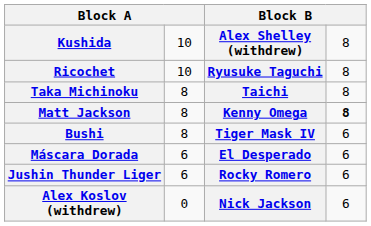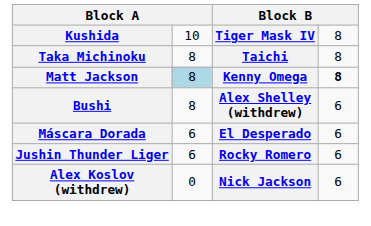(265, 43) Alex Shelley (withdrew) -> (265, 36) Tiger Mask IV
- row: (84, 71)
(184, 113) no background -> (192, 77) lightblue background
(265, 133) Tiger Mask IV -> (265, 105) Alex Shelley (withdrew)
